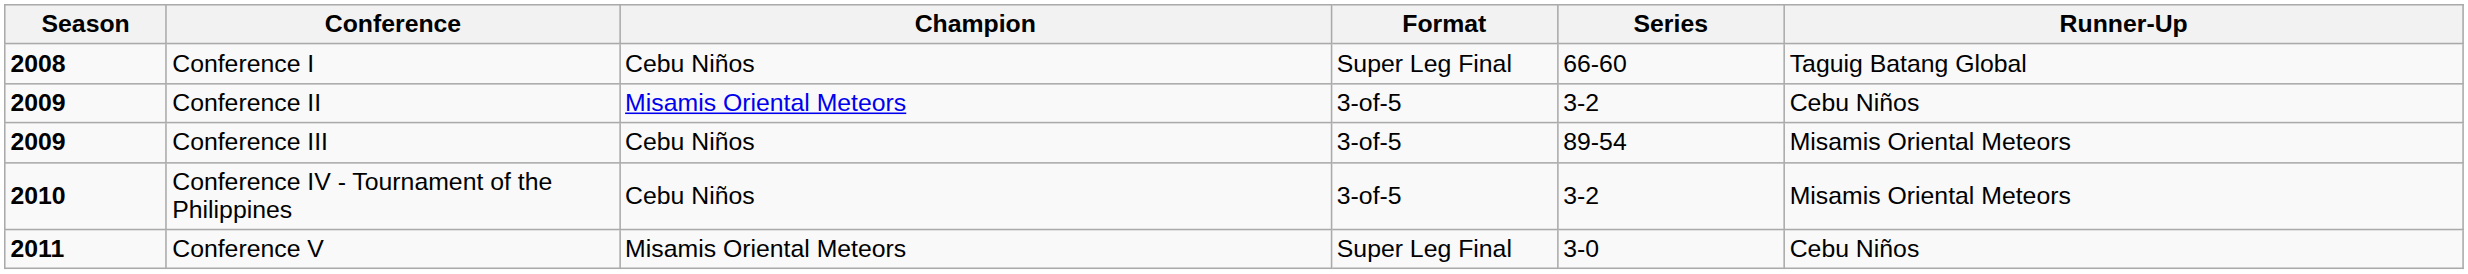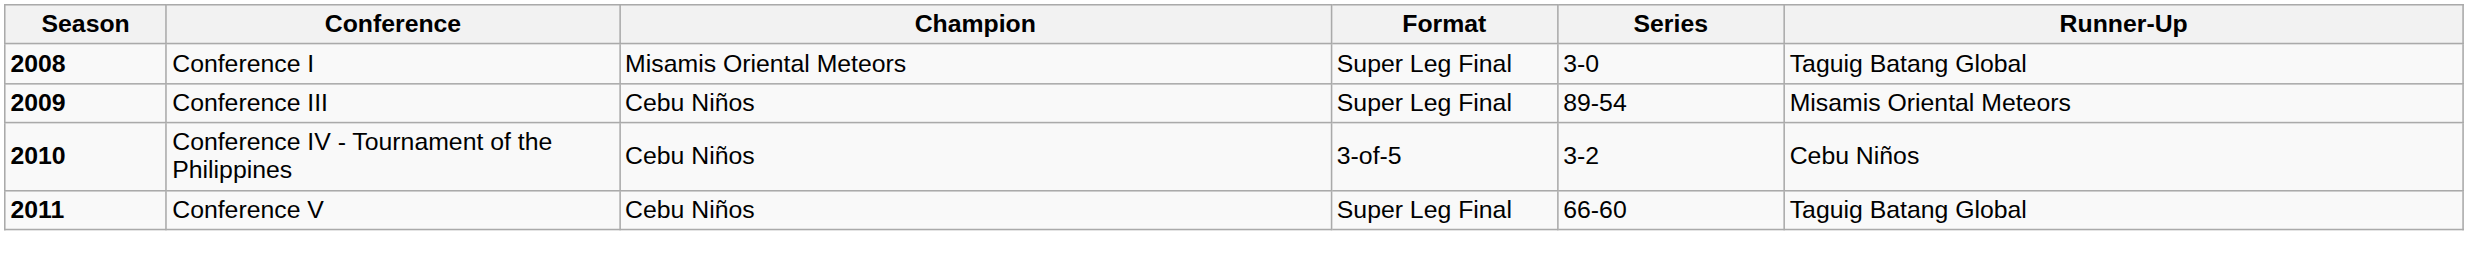(690, 63) Cebu Niños -> (766, 63) Misamis Oriental Meteors
(1595, 63) 66-60 -> (1581, 63) 3-0
- row: (247, 102)
(1369, 142) 3-of-5 -> (1424, 102) Super Leg Final
(1930, 195) Misamis Oriental Meteors -> (1854, 156) Cebu Niños
(766, 248) Misamis Oriental Meteors -> (690, 209) Cebu Niños
(1581, 248) 3-0 -> (1595, 209) 66-60
(1854, 248) Cebu Niños -> (1908, 209) Taguig Batang Global
